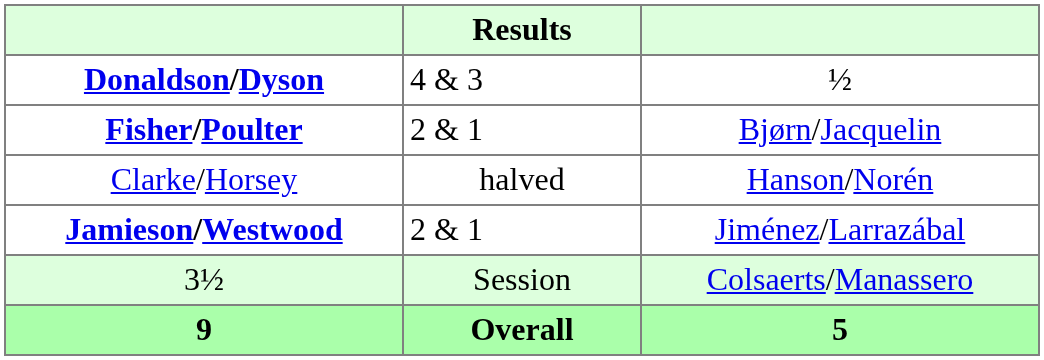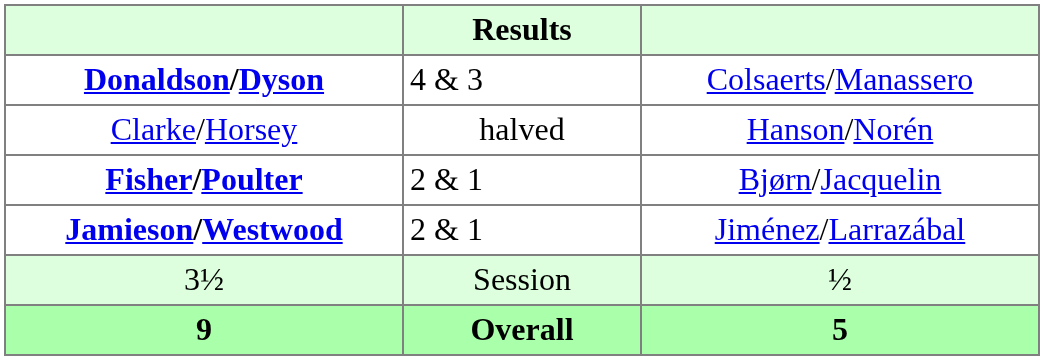(840, 79) ½ -> (840, 79) Colsaerts/Manassero
rows swapped: (204, 179) <-> (204, 129)
(840, 279) Colsaerts/Manassero -> (840, 279) ½
